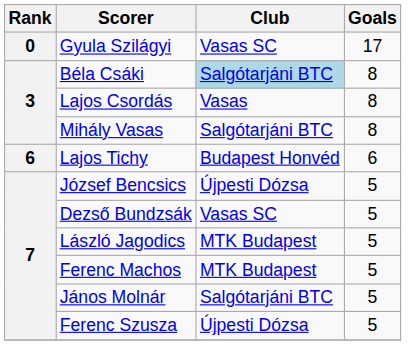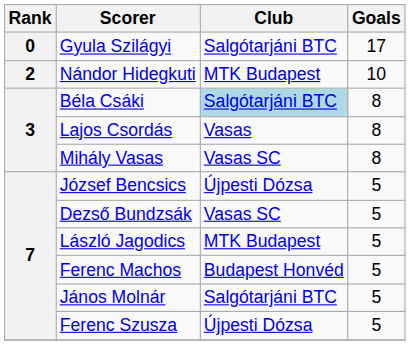(238, 46) Vasas SC -> (270, 46) Salgótarjáni BTC
+ row: (128, 74)
(266, 130) Salgótarjáni BTC -> (242, 158) Vasas SC
- row: (104, 158)
(258, 269) MTK Budapest -> (274, 269) Budapest Honvéd
